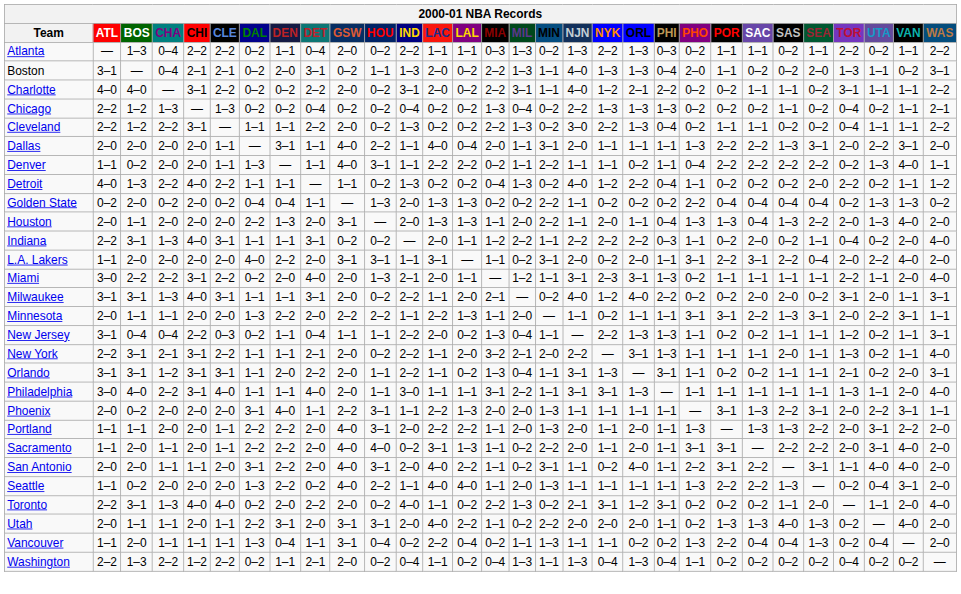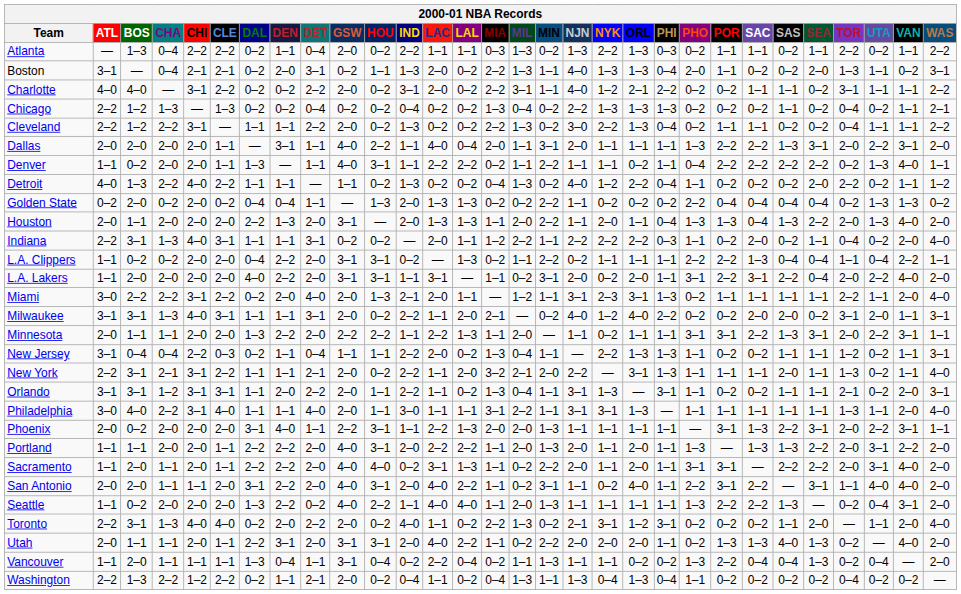+ row: (41, 260)
